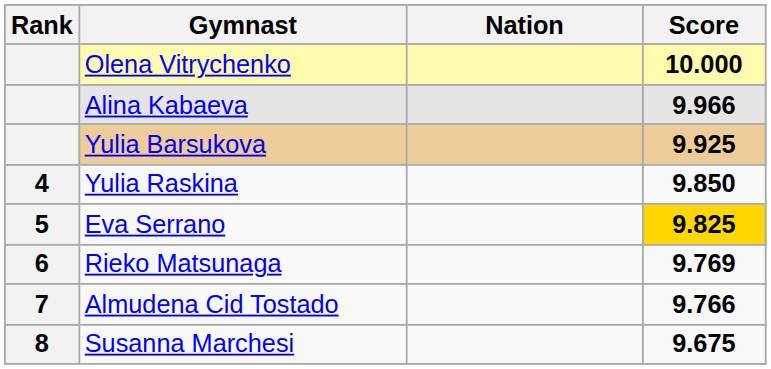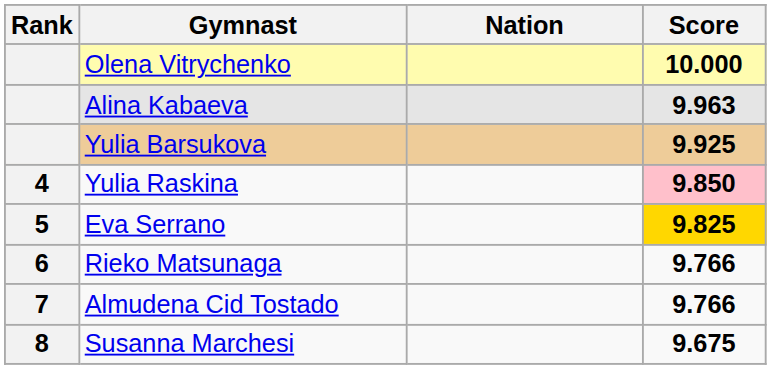(704, 104) 9.966 -> (704, 104) 9.963
(704, 184) no background -> (704, 184) pink background
(704, 264) 9.769 -> (704, 264) 9.766
